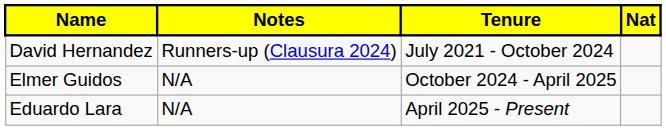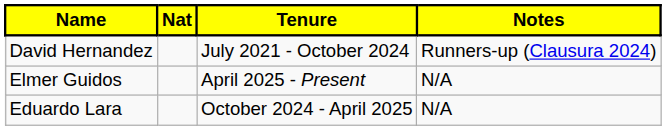columns swapped: (641, 20) <-> (279, 20)
(511, 80) October 2024 - April 2025 -> (283, 80) April 2025 - Present
(487, 109) April 2025 - Present -> (307, 109) October 2024 - April 2025
